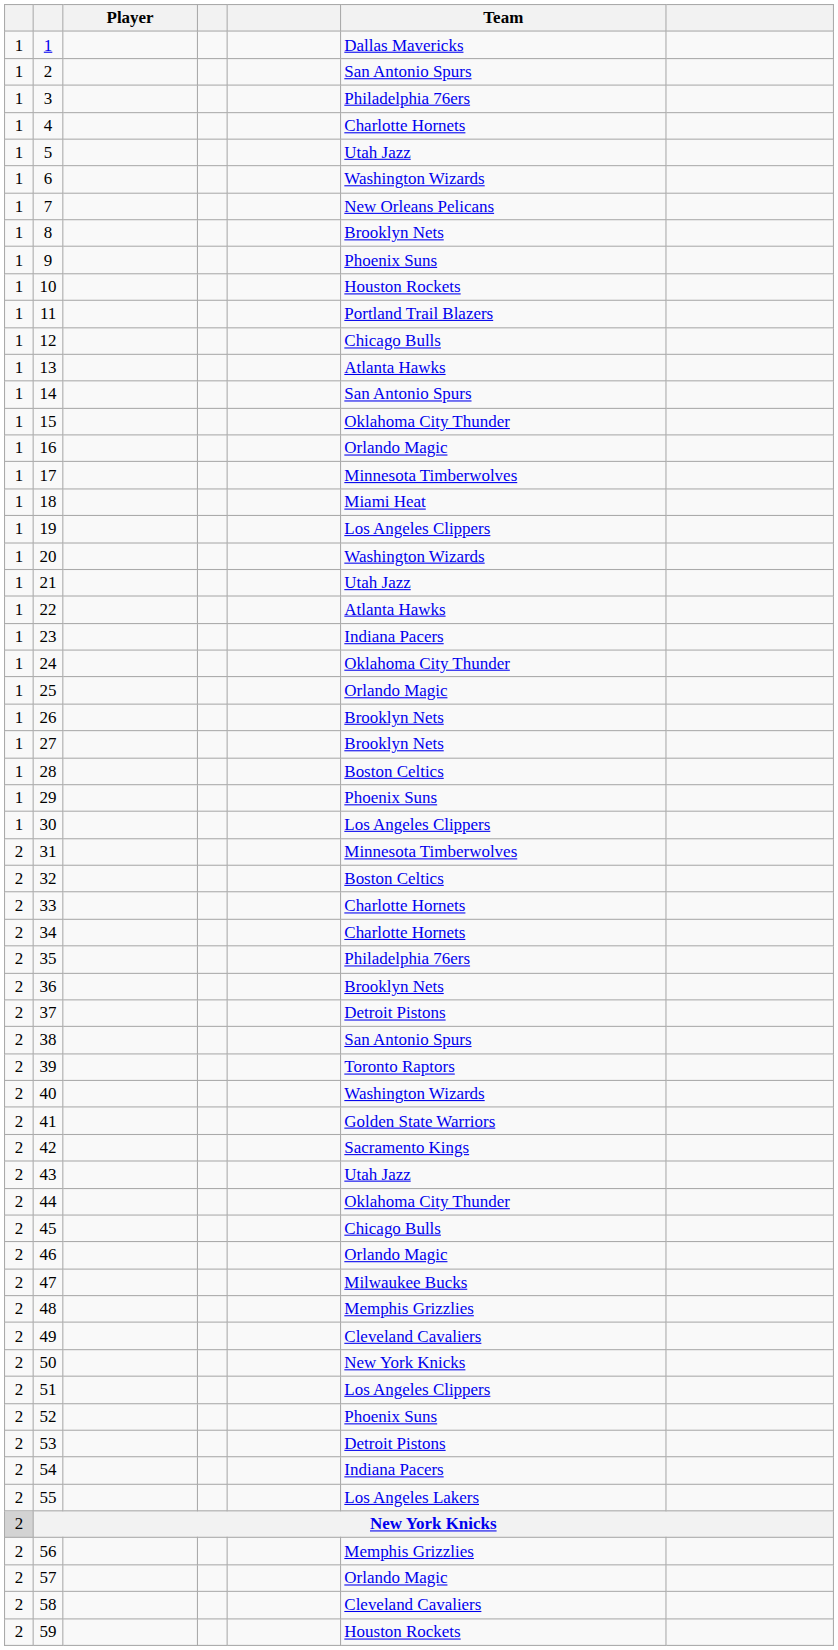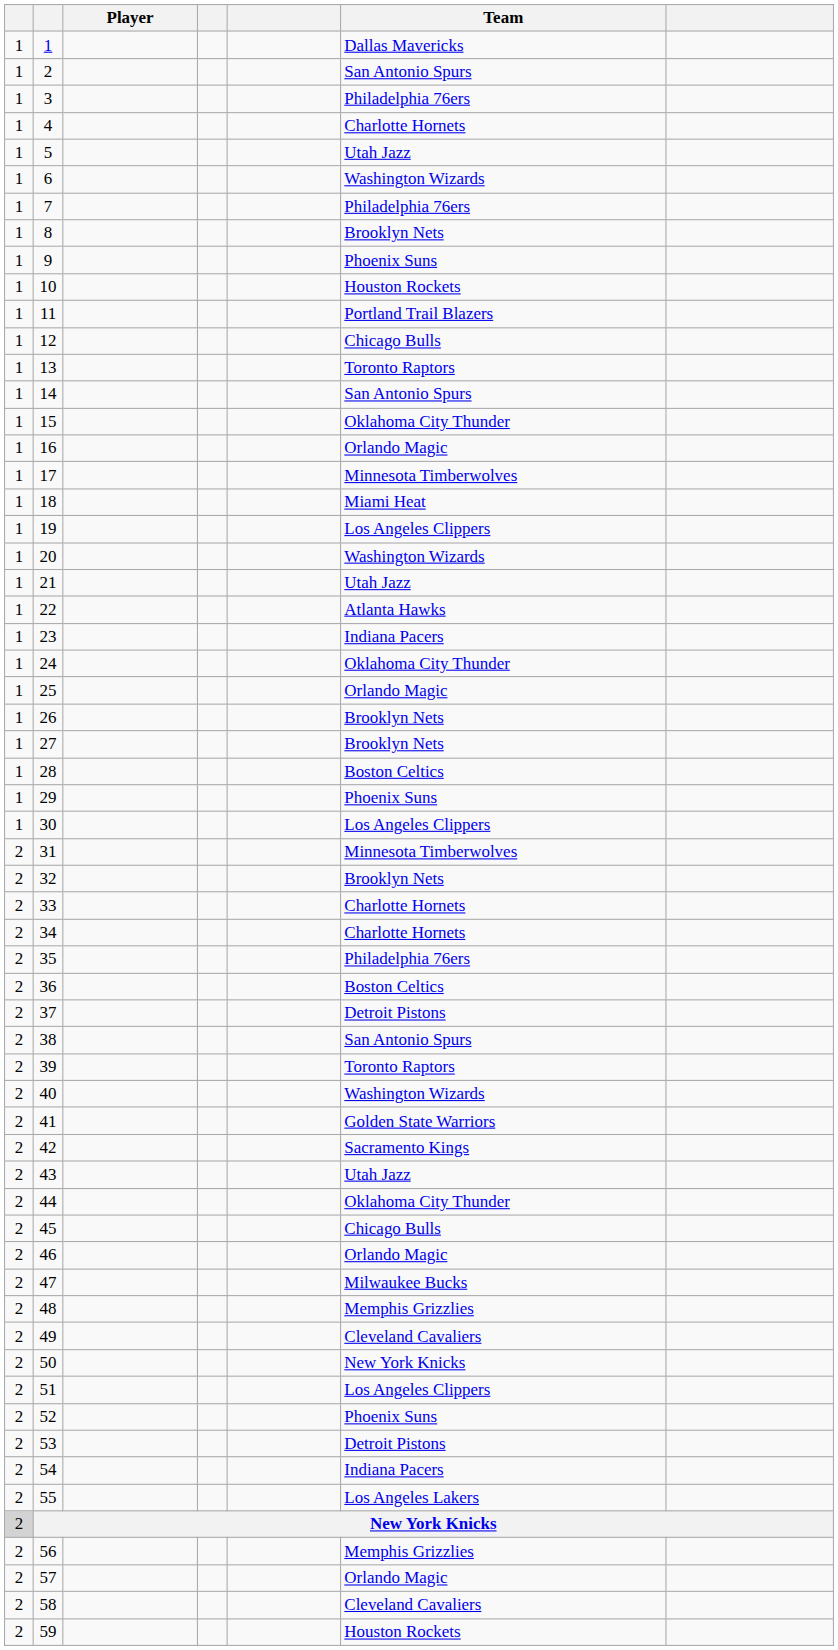(419, 206) New Orleans Pelicans -> (407, 206) Philadelphia 76ers
(395, 367) Atlanta Hawks -> (400, 367) Toronto Raptors
(394, 878) Boston Celtics -> (394, 878) Brooklyn Nets
(394, 986) Brooklyn Nets -> (394, 986) Boston Celtics
